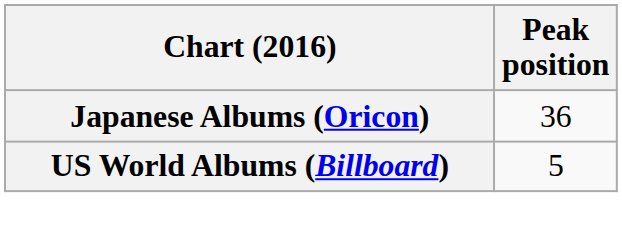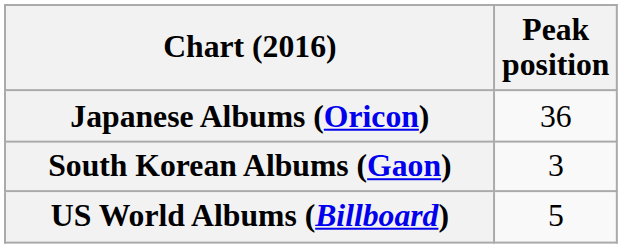+ row: (250, 165)
